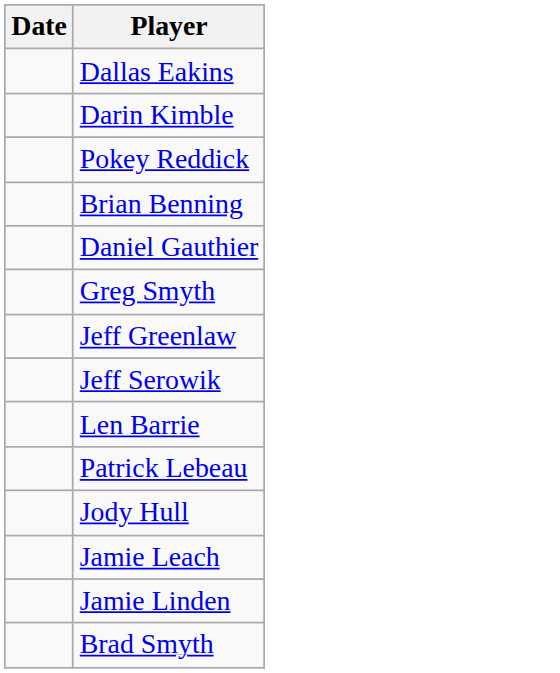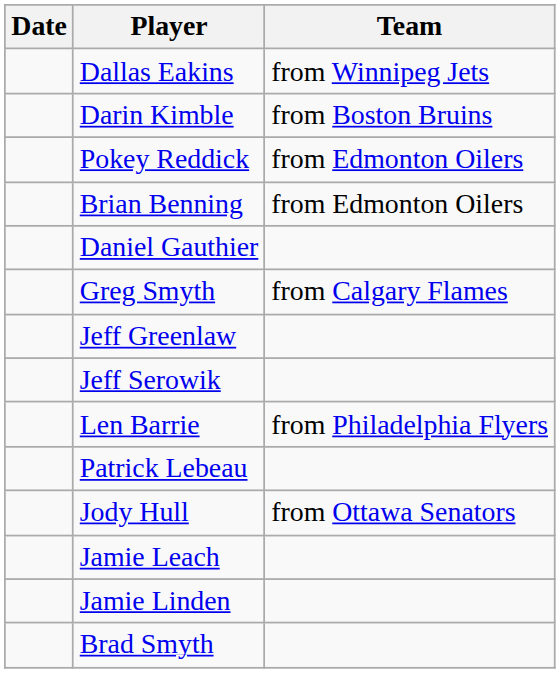+ column: (410, 26)
